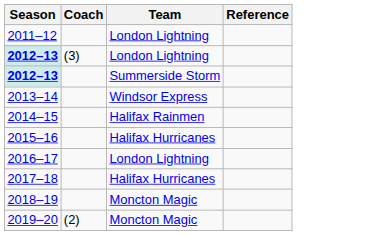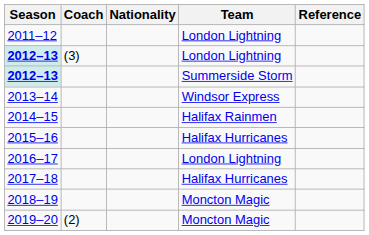+ column: (143, 14)
